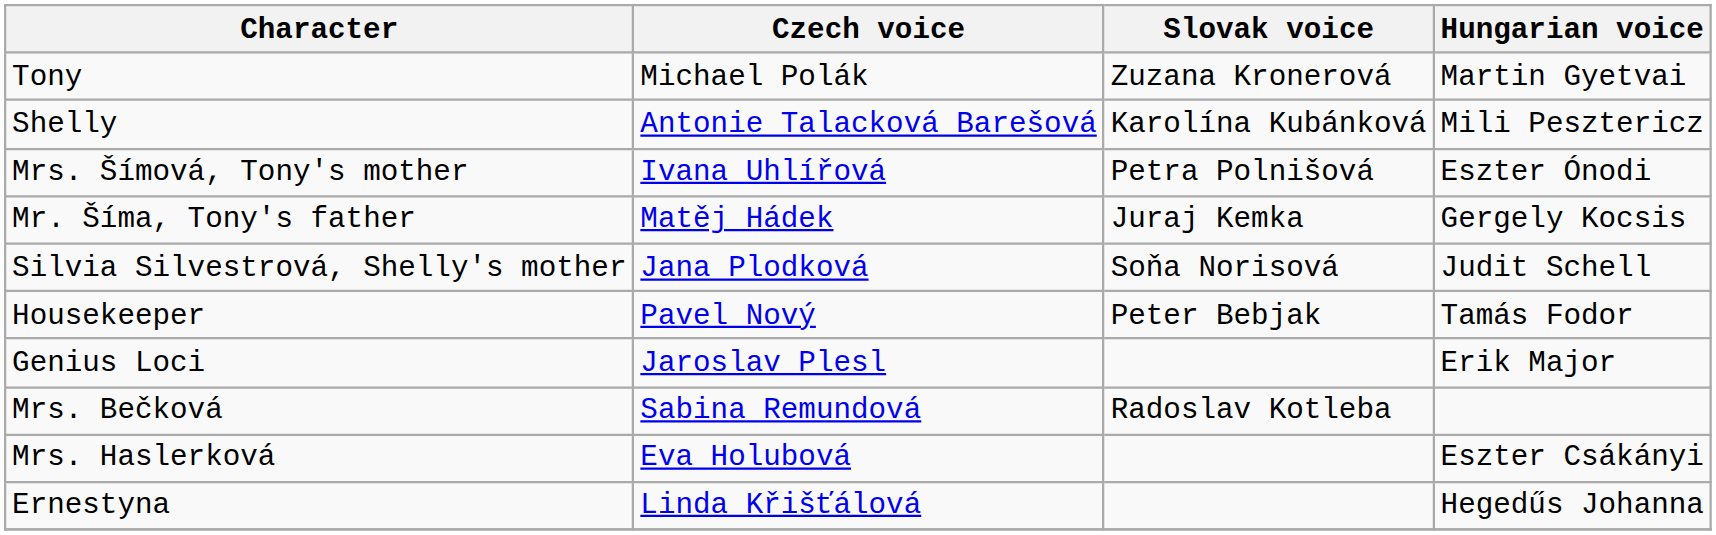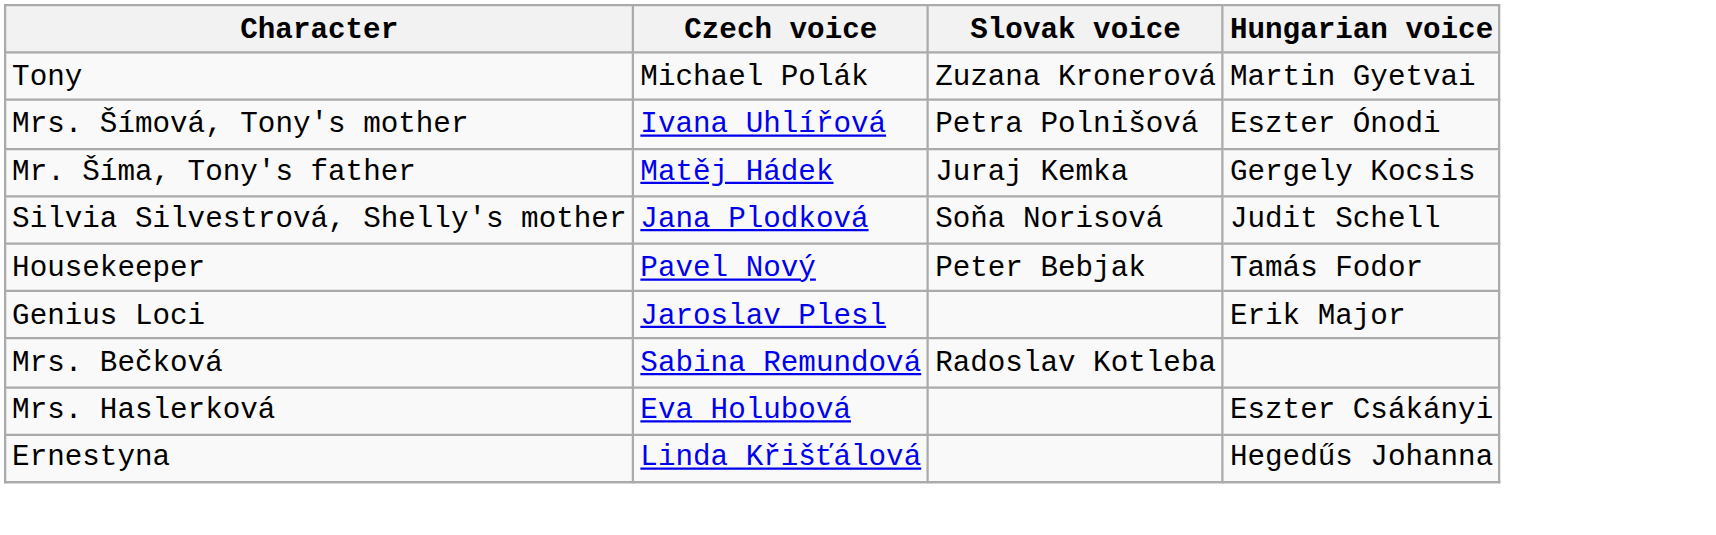- row: (65, 124)
